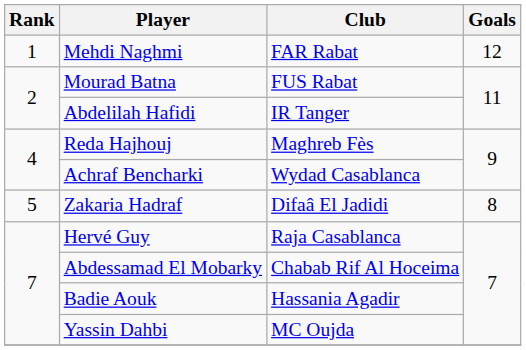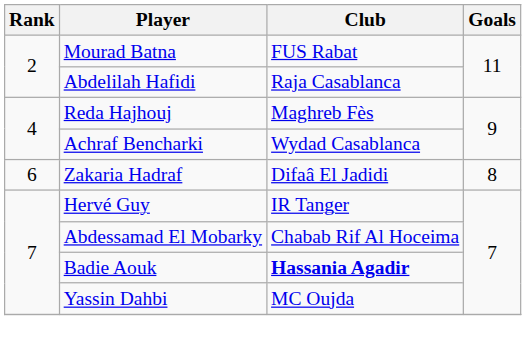- row: (123, 50)
(310, 112) IR Tanger -> (336, 81) Raja Casablanca
(32, 205) 5 -> (32, 174) 6
(336, 236) Raja Casablanca -> (310, 205) IR Tanger
(335, 298) normal -> (340, 267) bold
